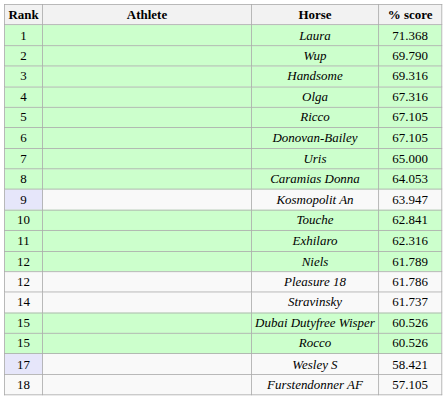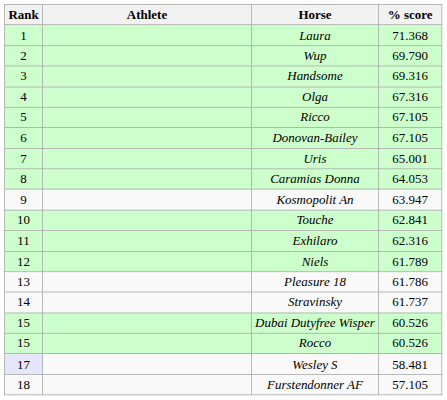(410, 158) 65.000 -> (410, 158) 65.001
(24, 199) lavender background -> (24, 199) no background
(24, 281) 12 -> (24, 281) 13
(410, 364) 58.421 -> (410, 364) 58.481
